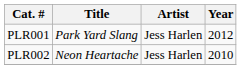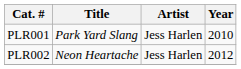(221, 34) 2012 -> (221, 34) 2010
(221, 54) 2010 -> (221, 54) 2012
